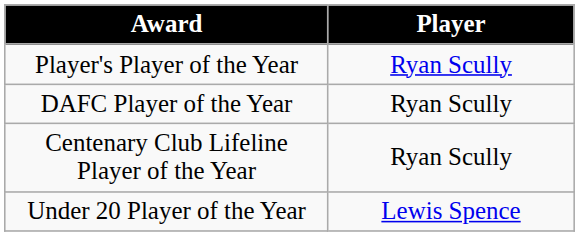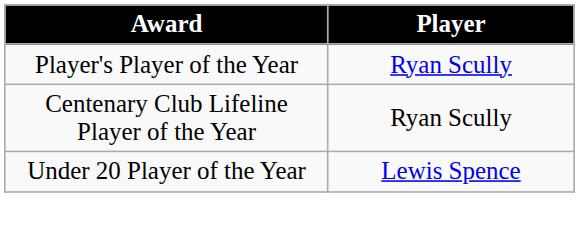- row: (167, 103)
